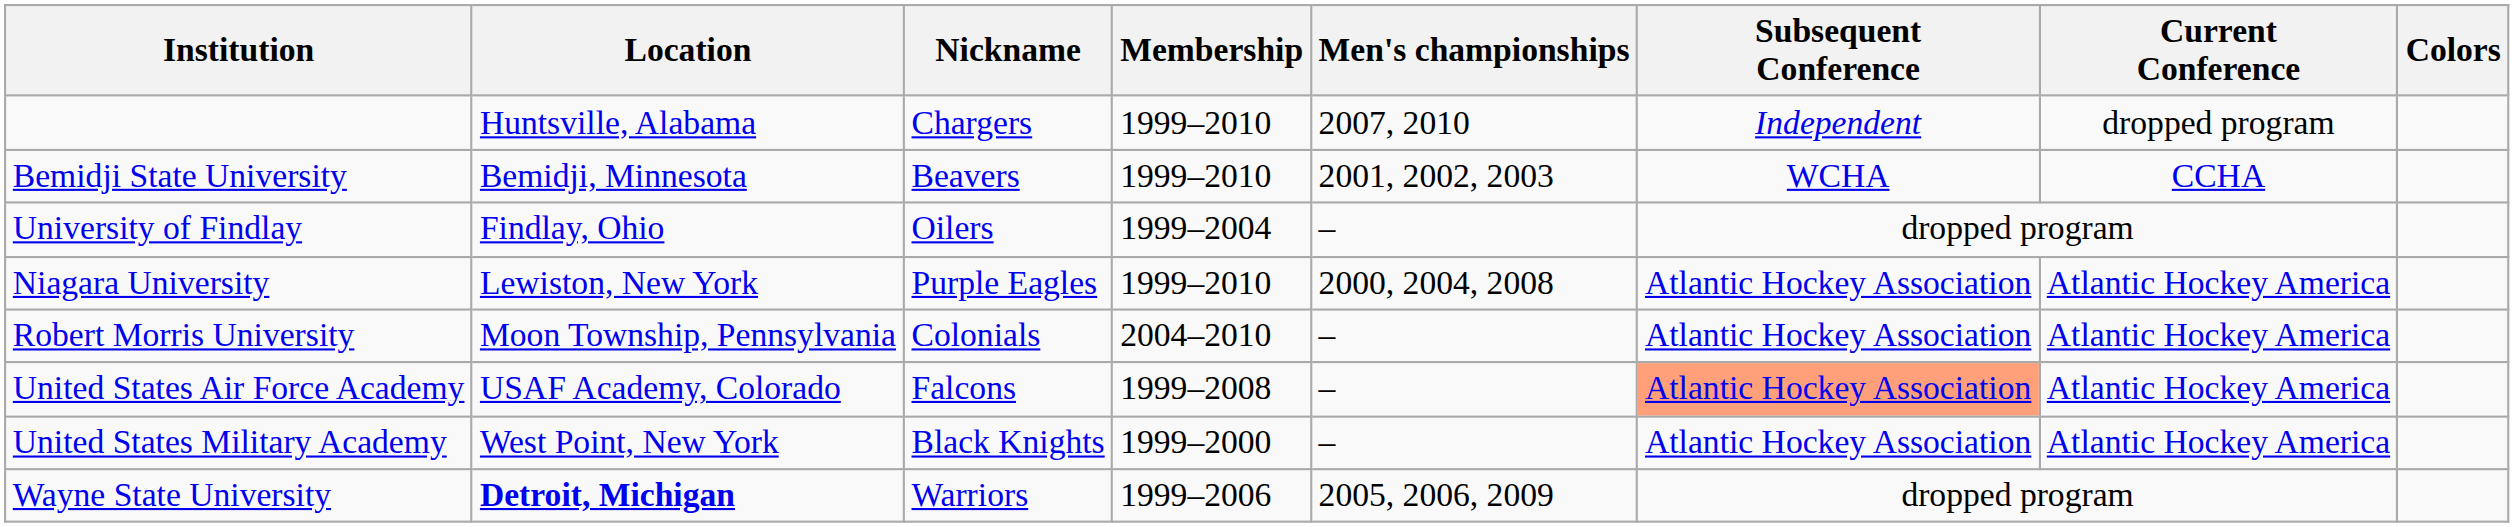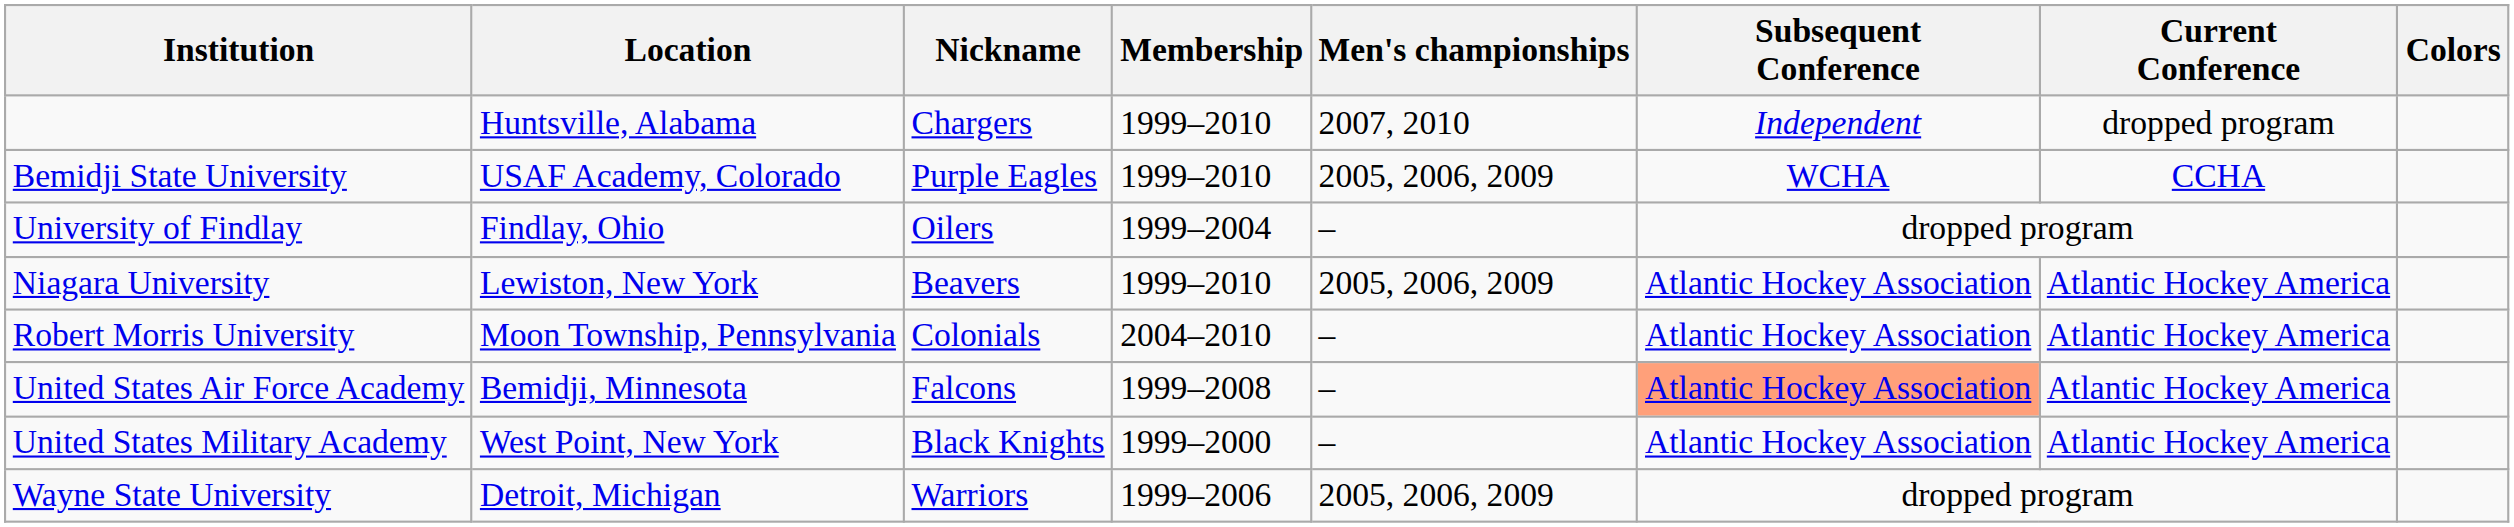(613, 175) Bemidji, Minnesota -> (660, 175) USAF Academy, Colorado
(966, 175) Beavers -> (1004, 175) Purple Eagles
(1436, 175) 2001, 2002, 2003 -> (1436, 175) 2005, 2006, 2009
(1004, 282) Purple Eagles -> (966, 282) Beavers
(1436, 282) 2000, 2004, 2008 -> (1436, 282) 2005, 2006, 2009
(660, 388) USAF Academy, Colorado -> (613, 388) Bemidji, Minnesota
(607, 495) bold -> (600, 495) normal
